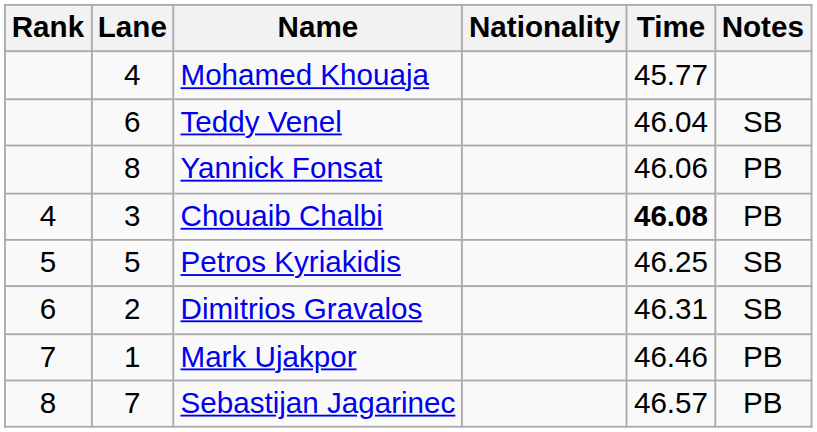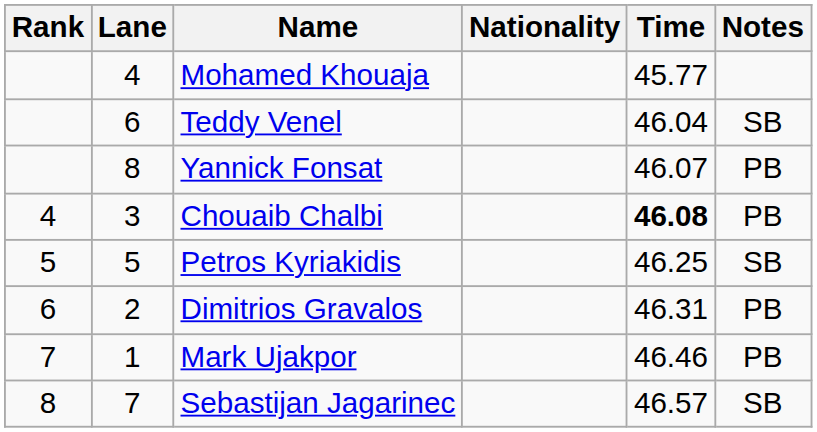(671, 168) 46.06 -> (671, 168) 46.07
(763, 309) SB -> (763, 309) PB
(763, 403) PB -> (763, 403) SB
